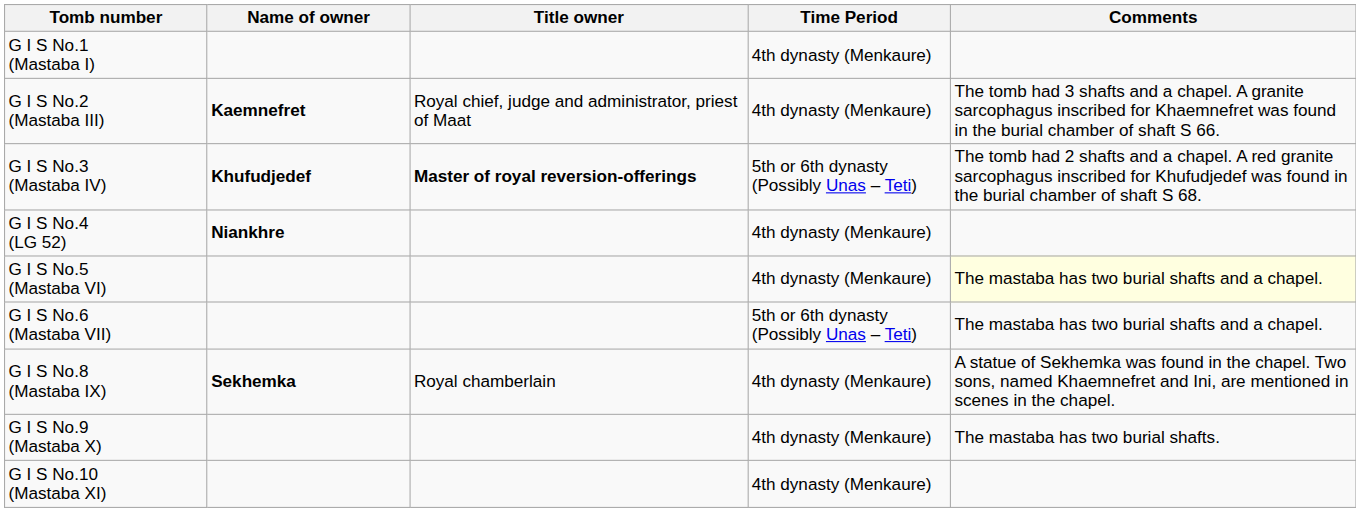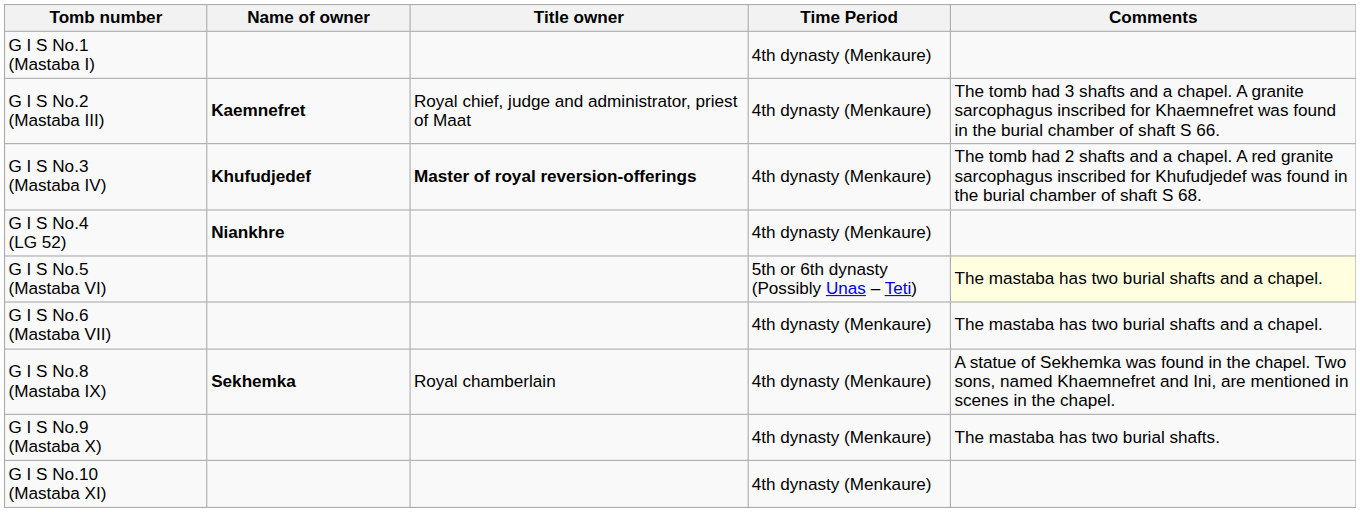(834, 176) 5th or 6th dynasty (Possibly Unas – Teti) -> (842, 176) 4th dynasty (Menkaure)
(842, 279) 4th dynasty (Menkaure) -> (834, 279) 5th or 6th dynasty (Possibly Unas – Teti)
(834, 325) 5th or 6th dynasty (Possibly Unas – Teti) -> (842, 325) 4th dynasty (Menkaure)
